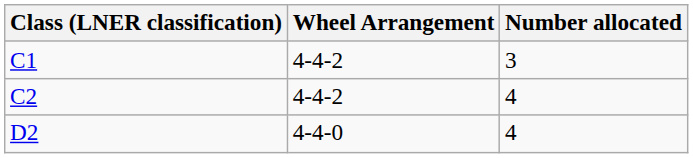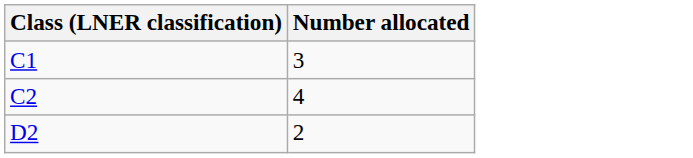- column: (394, 22)
(511, 133) 4 -> (299, 133) 2
